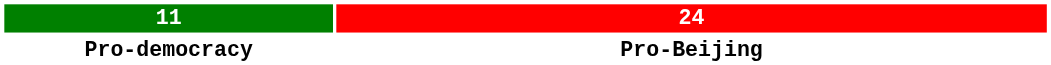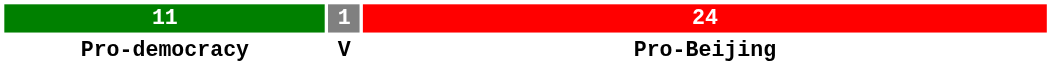+ column: (344, 18)
